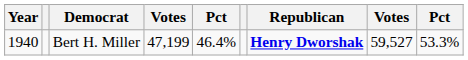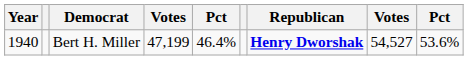(392, 42) 59,527 -> (392, 42) 54,527
(440, 42) 53.3% -> (440, 42) 53.6%
